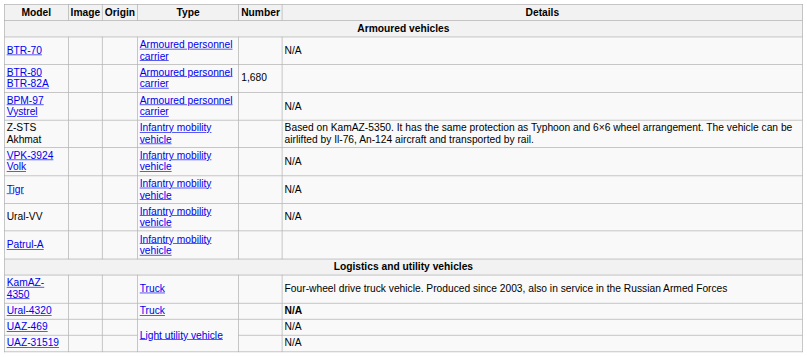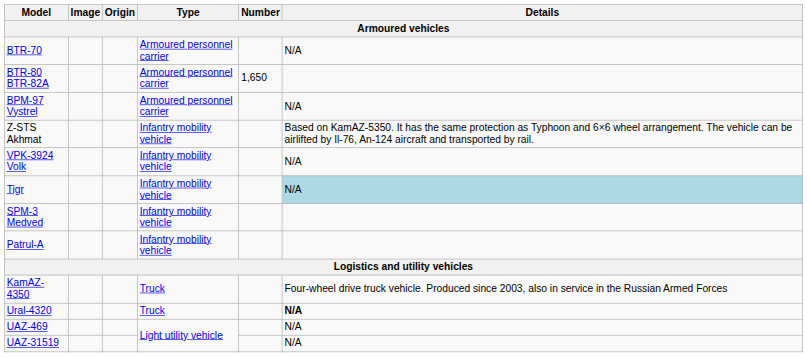(254, 78) 1,680 -> (254, 78) 1,650
(293, 189) no background -> (293, 189) lightblue background
- row: (25, 217)
+ row: (25, 217)
